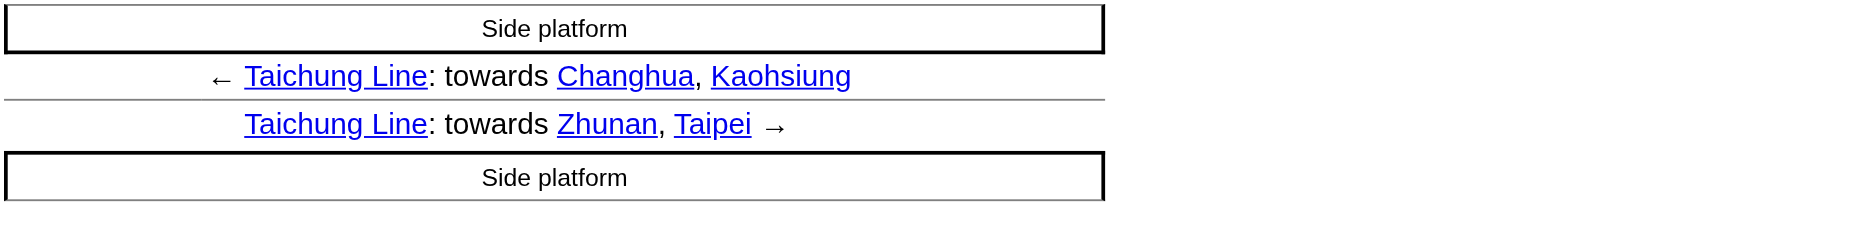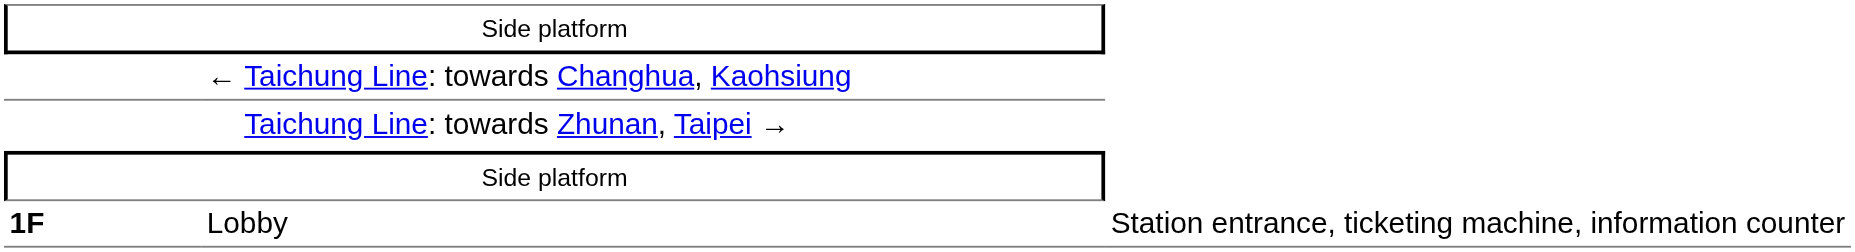+ row: (27, 223)
